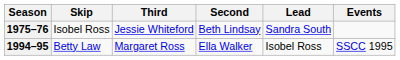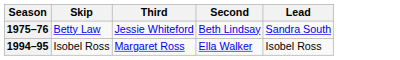- column: (364, 13)
(81, 30) Isobel Ross -> (77, 30) Betty Law
(77, 47) Betty Law -> (81, 47) Isobel Ross
